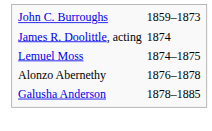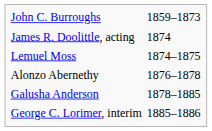+ row: (76, 113)
